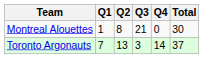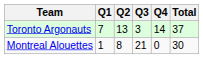rows swapped: (50, 29) <-> (49, 45)
